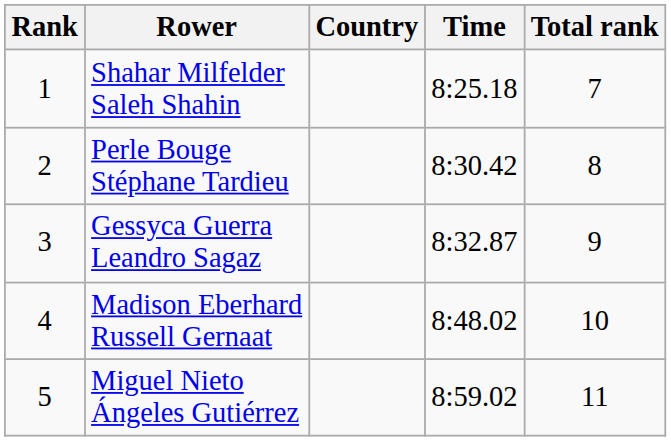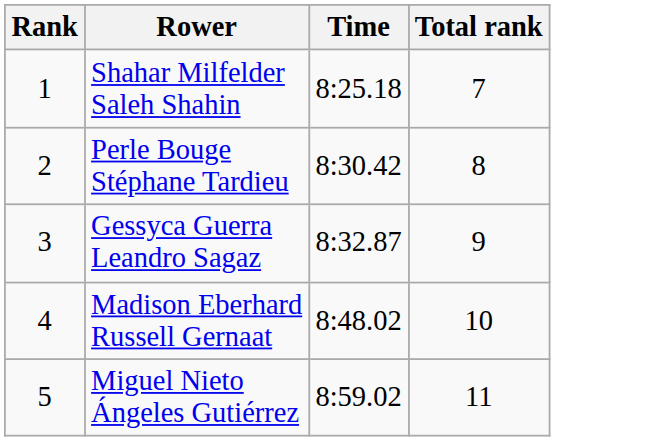- column: (367, 27)
